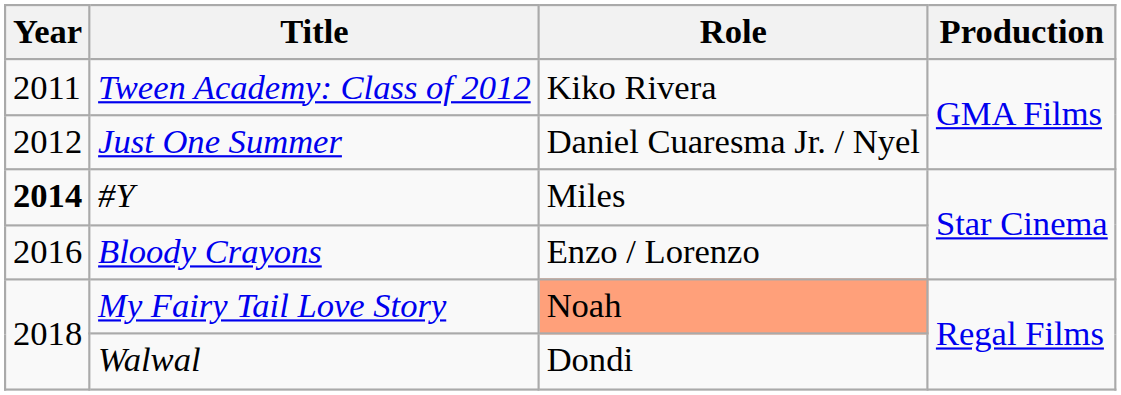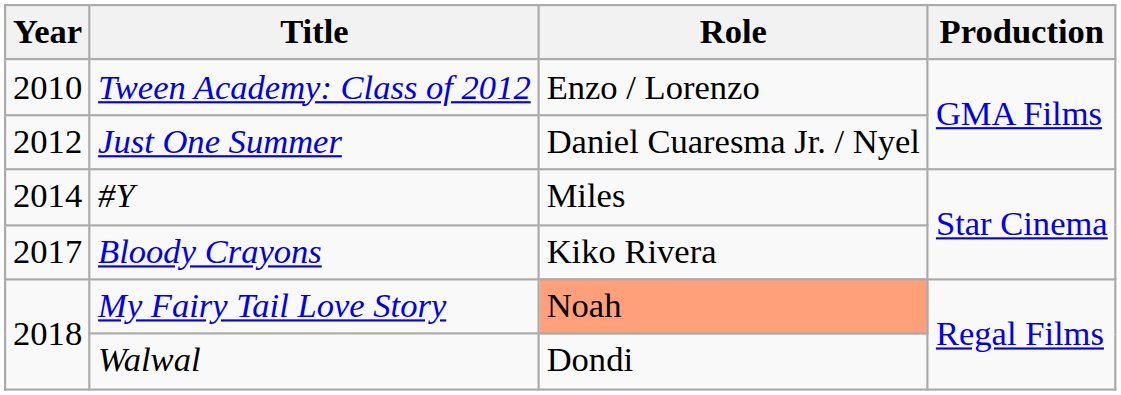(47, 86) 2011 -> (48, 86) 2010
(632, 86) Kiko Rivera -> (653, 86) Enzo / Lorenzo
(48, 196) bold -> (48, 196) normal
(48, 251) 2016 -> (48, 251) 2017
(653, 251) Enzo / Lorenzo -> (632, 251) Kiko Rivera
